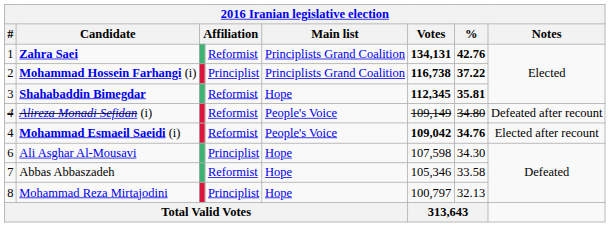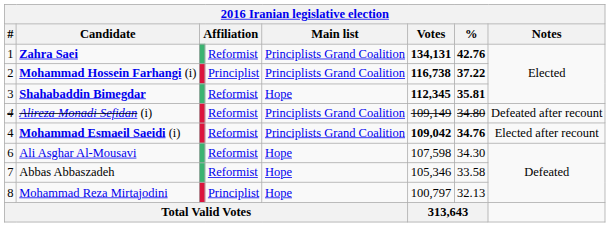(301, 113) People's Voice -> (335, 113) Principlists Grand Coalition
(301, 133) People's Voice -> (335, 133) Principlists Grand Coalition
(234, 152) Principlist -> (233, 152) Reformist
